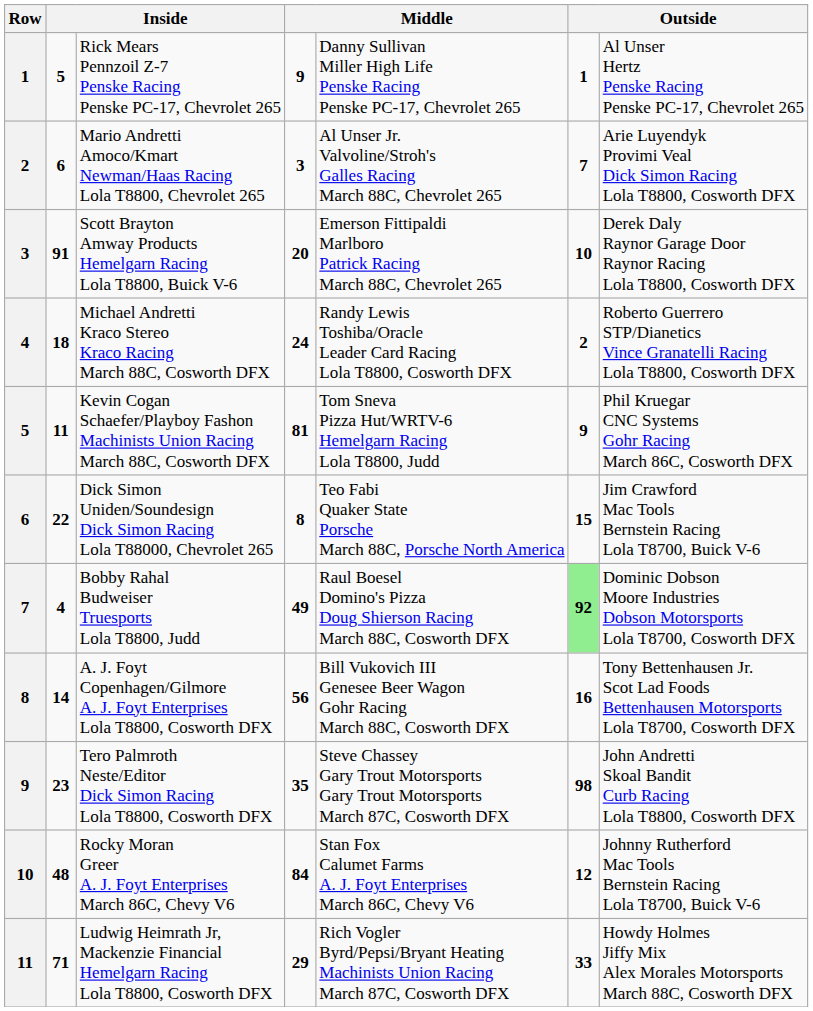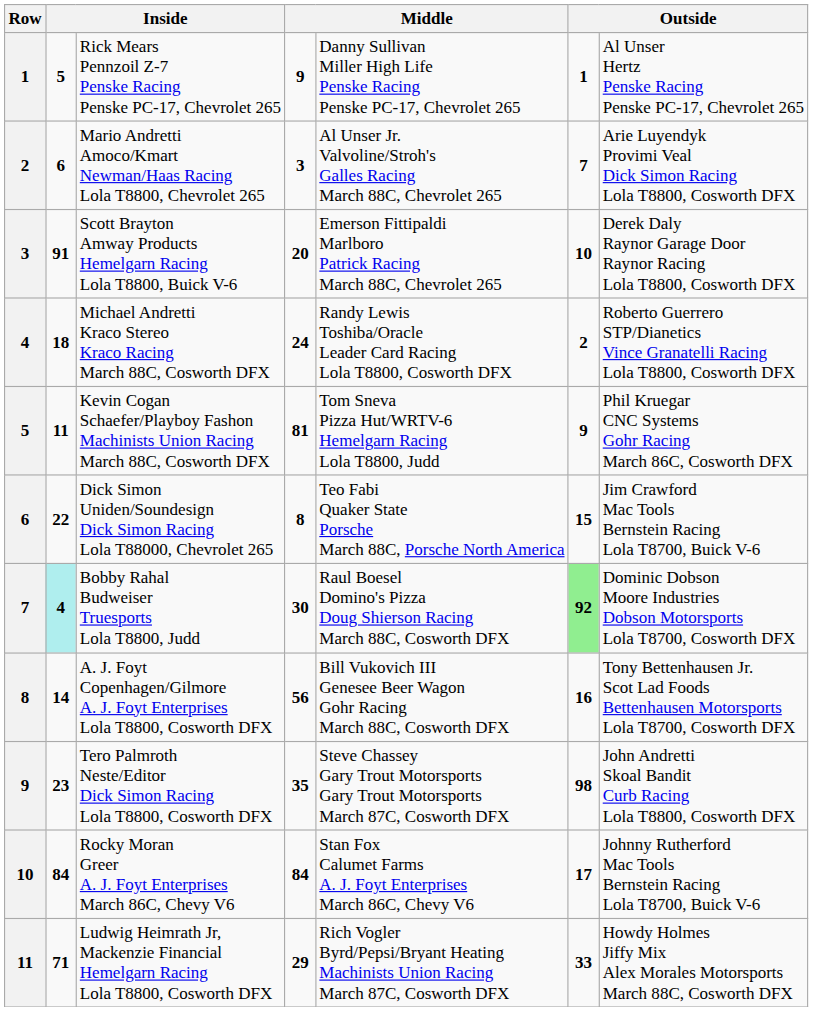(61, 608) no background -> (61, 608) paleturquoise background
(300, 608) 49 -> (300, 608) 30
(61, 873) 48 -> (61, 873) 84
(584, 873) 12 -> (584, 873) 17
